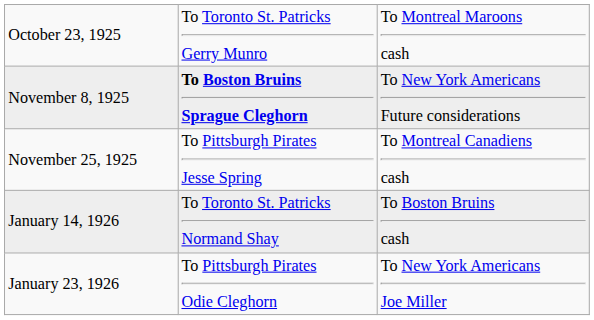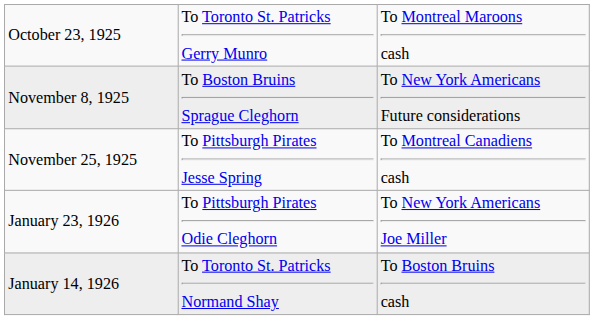(277, 97) bold -> (277, 97) normal
rows swapped: (64, 221) <-> (64, 283)
